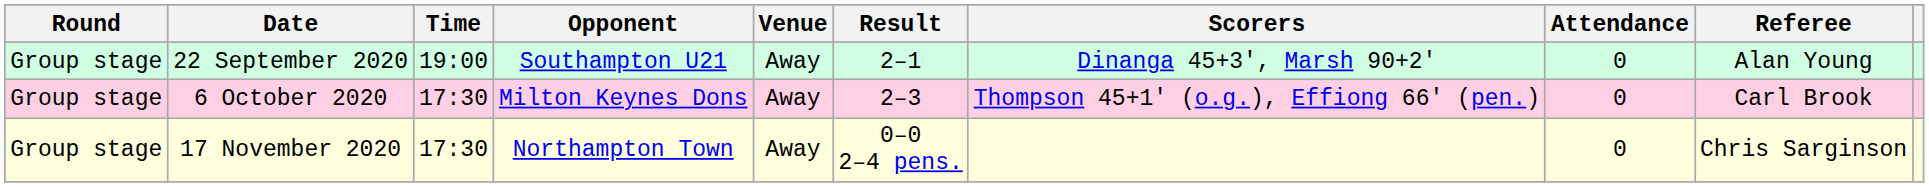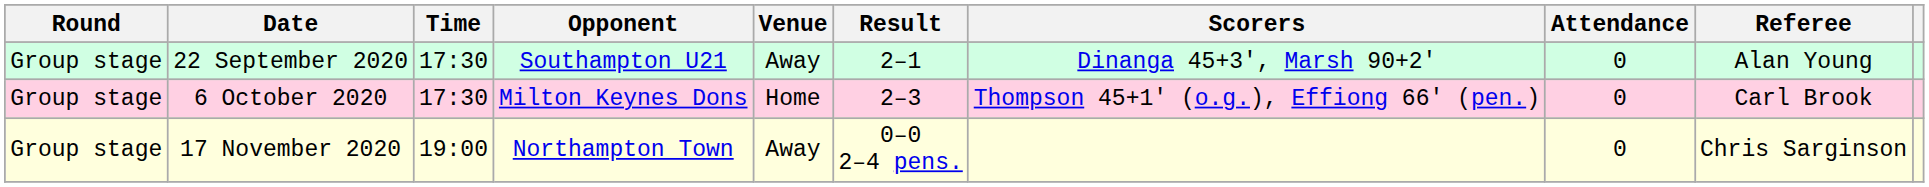(453, 61) 19:00 -> (453, 61) 17:30
(793, 99) Away -> (793, 99) Home
(453, 149) 17:30 -> (453, 149) 19:00
